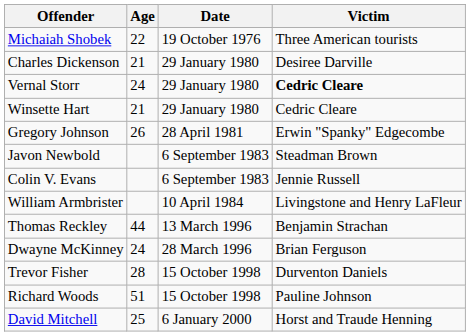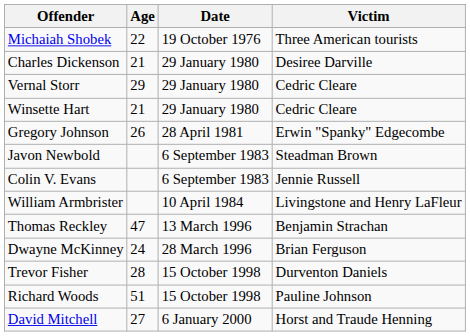(138, 86) 24 -> (138, 86) 29
(319, 86) bold -> (316, 86) normal
(138, 226) 44 -> (138, 226) 47
(138, 319) 25 -> (138, 319) 27
